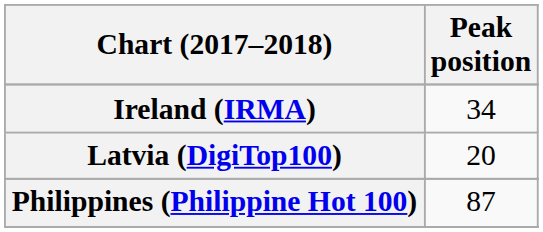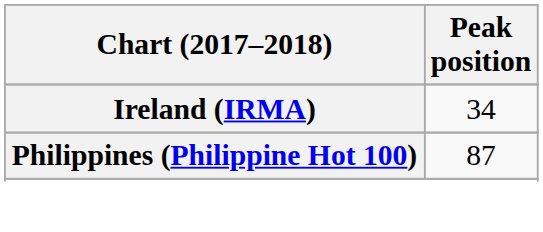- row: (214, 155)
